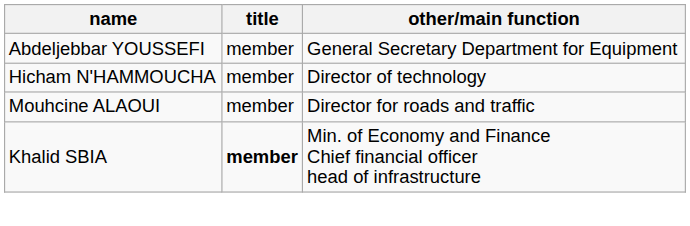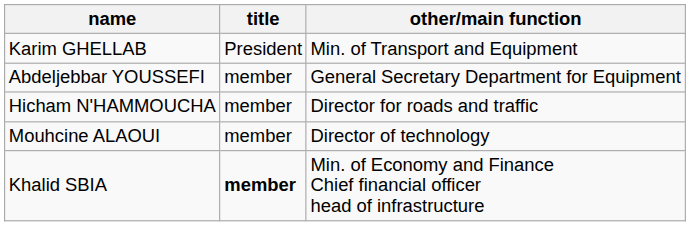+ row: (78, 48)
(397, 77) Director of technology -> (424, 106) Director for roads and traffic
(421, 106) Director for roads and traffic -> (400, 135) Director of technology
